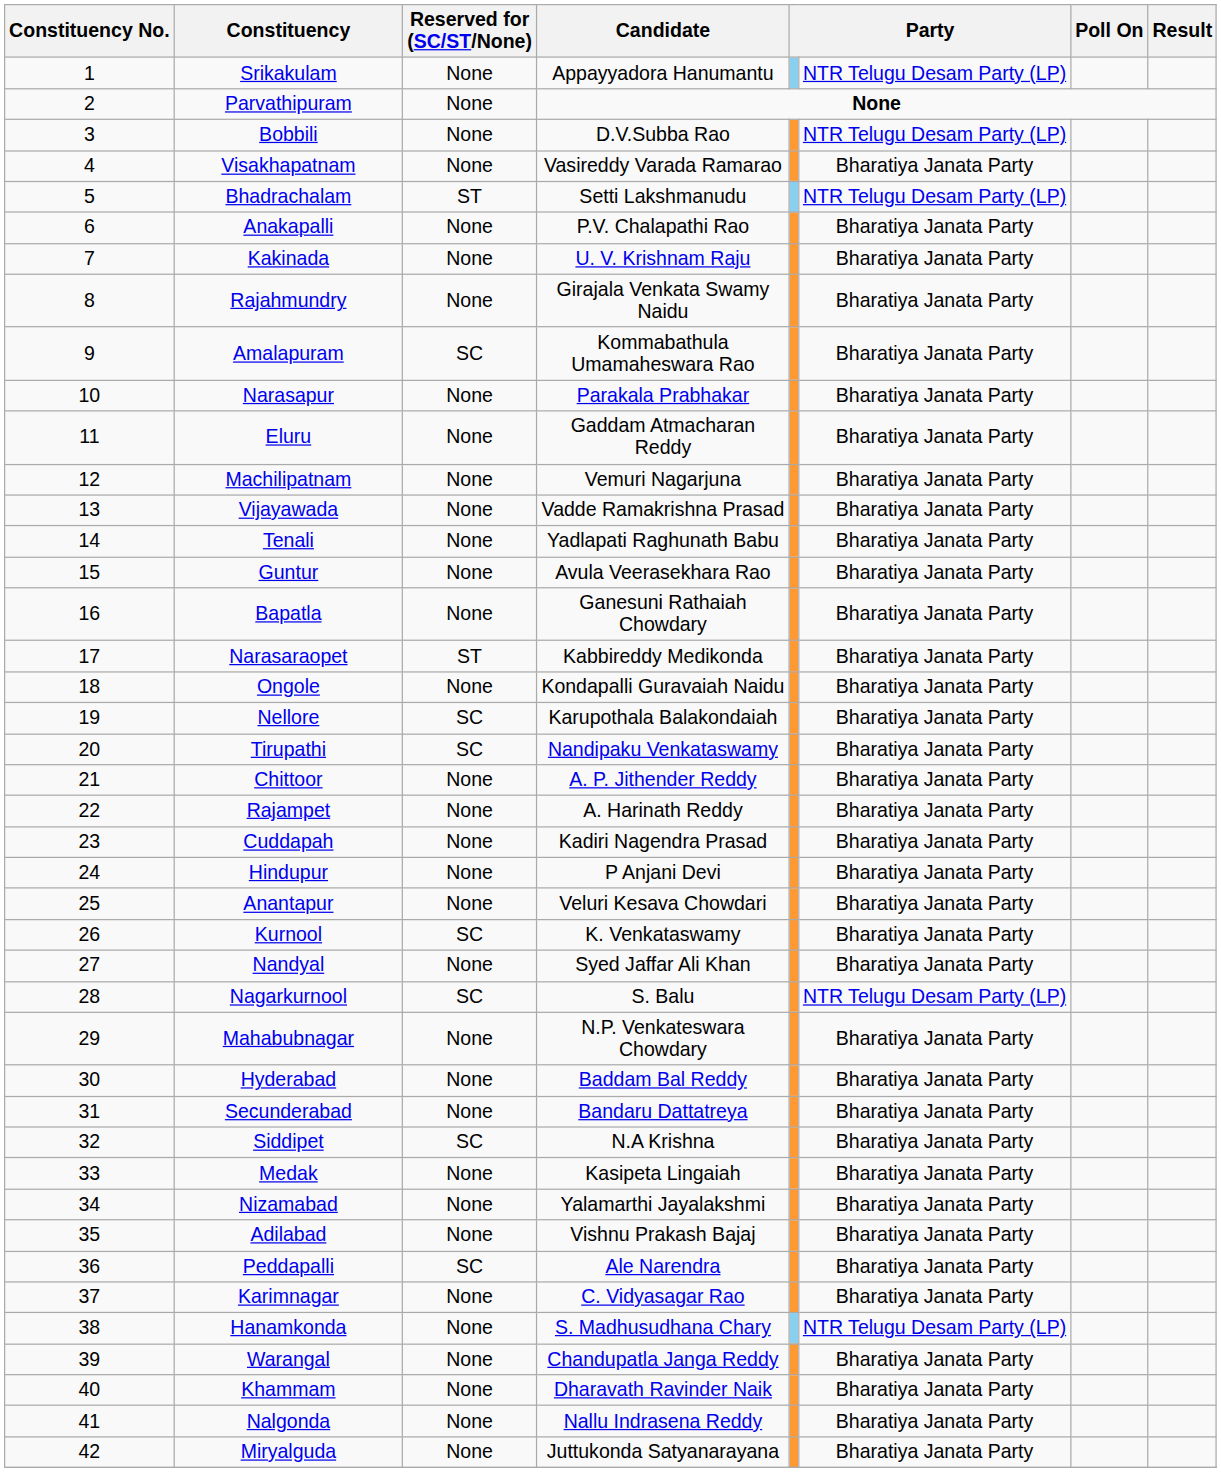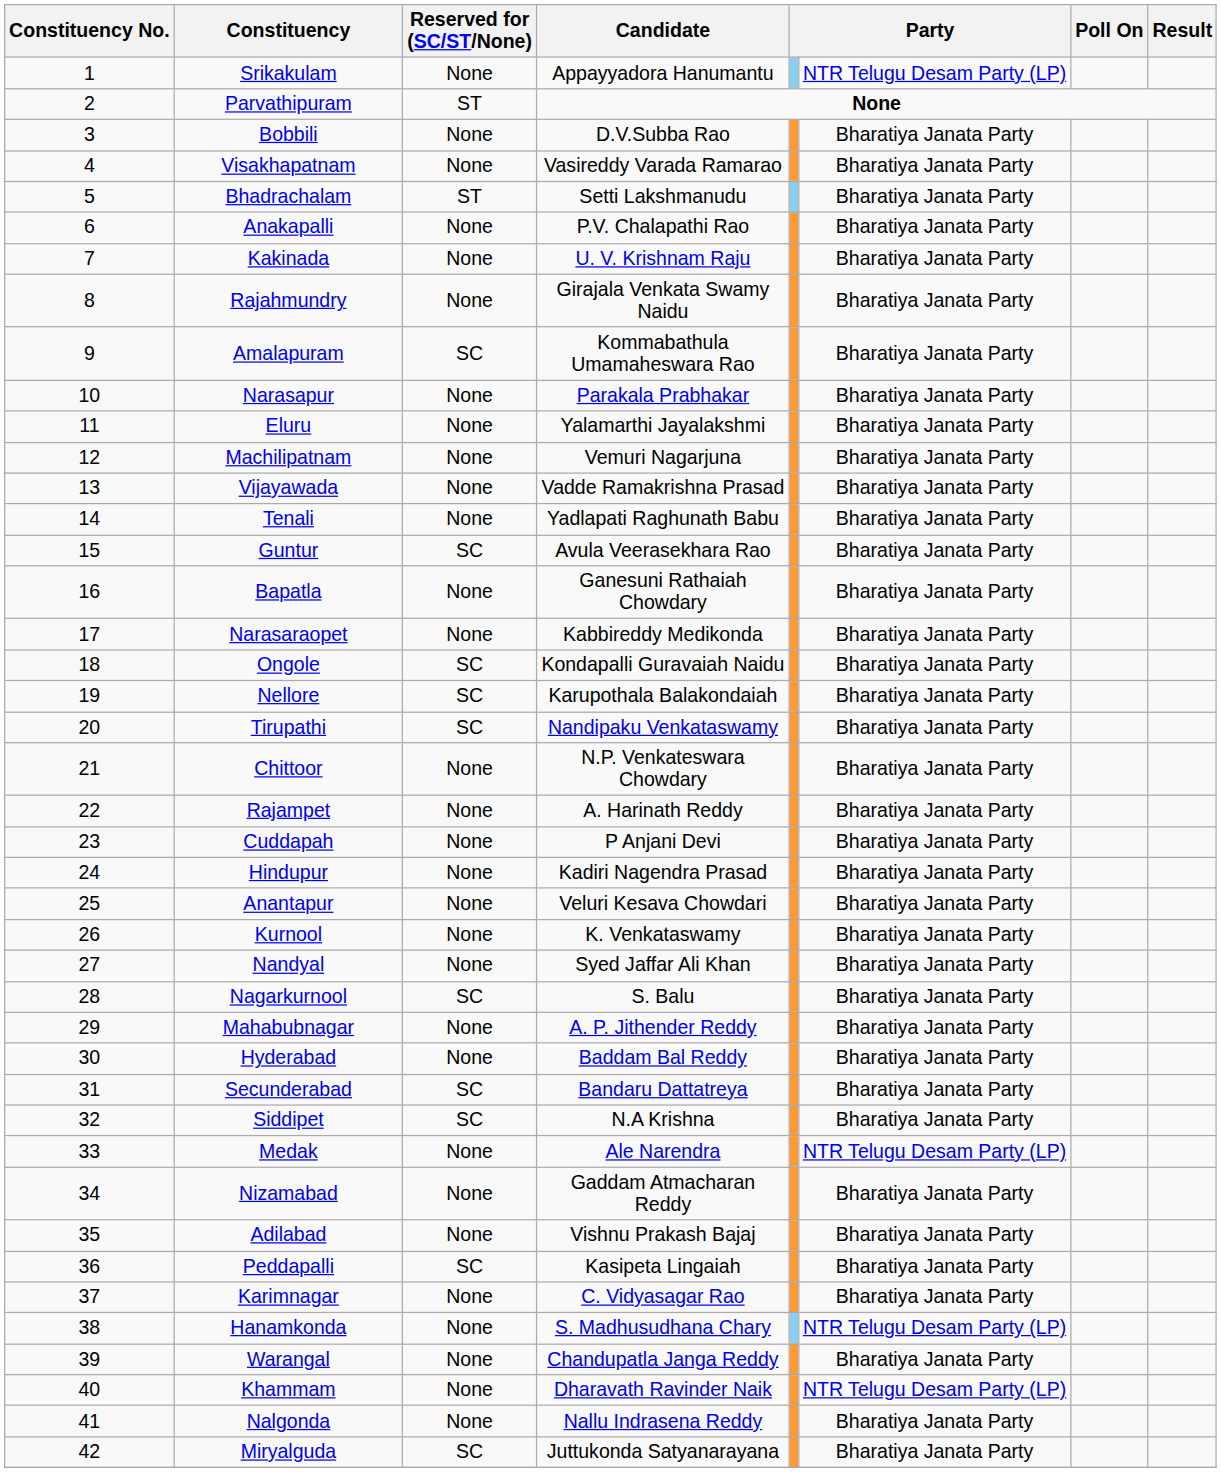(470, 103) None -> (470, 103) ST
(935, 134) NTR Telugu Desam Party (LP) -> (935, 134) Bharatiya Janata Party
(935, 196) NTR Telugu Desam Party (LP) -> (935, 196) Bharatiya Janata Party
(663, 437) Gaddam Atmacharan Reddy -> (663, 426) Yalamarthi Jayalakshmi
(470, 572) None -> (470, 550) SC
(470, 656) ST -> (470, 634) None
(470, 687) None -> (470, 665) SC
(663, 779) A. P. Jithender Reddy -> (663, 768) N.P. Venkateswara Chowdary
(663, 841) Kadiri Nagendra Prasad -> (663, 841) P Anjani Devi
(663, 872) P Anjani Devi -> (663, 872) Kadiri Nagendra Prasad
(470, 934) SC -> (470, 934) None
(935, 996) NTR Telugu Desam Party (LP) -> (935, 996) Bharatiya Janata Party
(663, 1038) N.P. Venkateswara Chowdary -> (663, 1027) A. P. Jithender Reddy
(470, 1111) None -> (470, 1089) SC
(663, 1173) Kasipeta Lingaiah -> (663, 1151) Ale Narendra
(935, 1173) Bharatiya Janata Party -> (935, 1151) NTR Telugu Desam Party (LP)
(663, 1204) Yalamarthi Jayalakshmi -> (663, 1193) Gaddam Atmacharan Reddy
(663, 1266) Ale Narendra -> (663, 1266) Kasipeta Lingaiah
(935, 1390) Bharatiya Janata Party -> (935, 1390) NTR Telugu Desam Party (LP)
(470, 1451) None -> (470, 1451) SC
